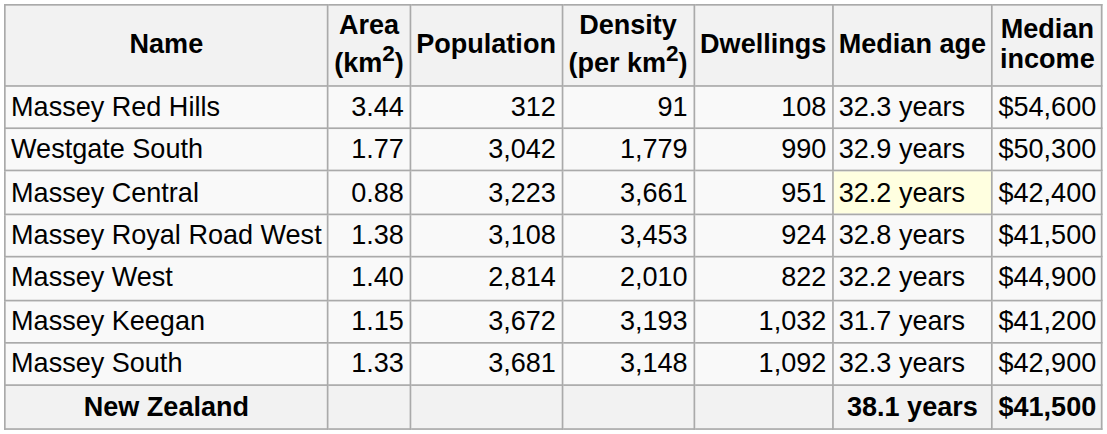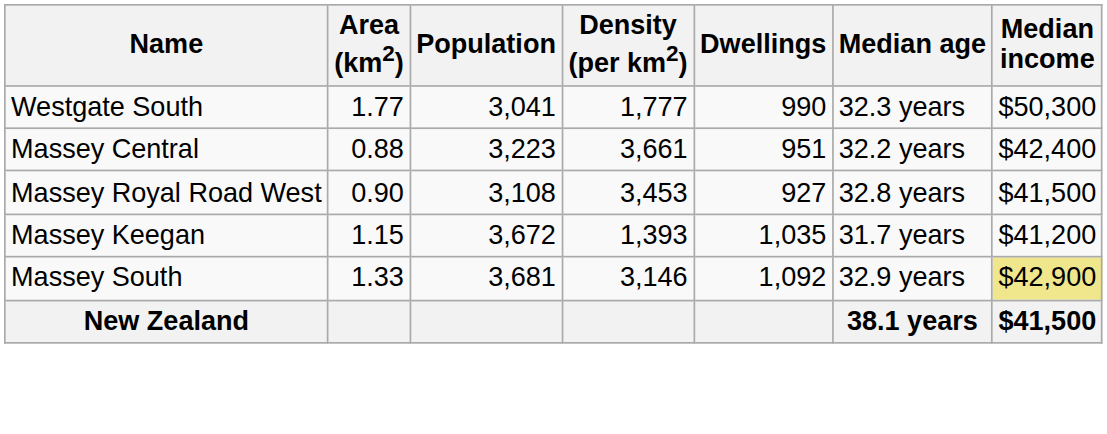- row: (116, 106)
(522, 149) 3,042 -> (522, 106) 3,041
(654, 149) 1,779 -> (654, 106) 1,777
(902, 149) 32.9 years -> (902, 106) 32.3 years
(902, 192) lightyellow background -> (902, 149) no background
(377, 235) 1.38 -> (377, 192) 0.90
(804, 235) 924 -> (804, 192) 927
- row: (92, 278)
(654, 320) 3,193 -> (654, 235) 1,393
(792, 320) 1,032 -> (792, 235) 1,035
(654, 363) 3,148 -> (654, 278) 3,146
(902, 363) 32.3 years -> (902, 278) 32.9 years
(1047, 363) no background -> (1047, 278) khaki background
